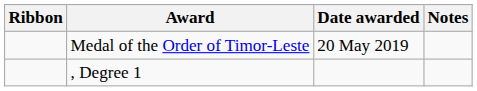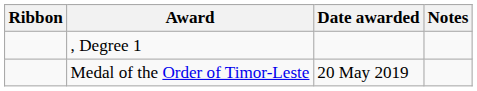rows swapped: (106, 72) <-> (190, 45)
